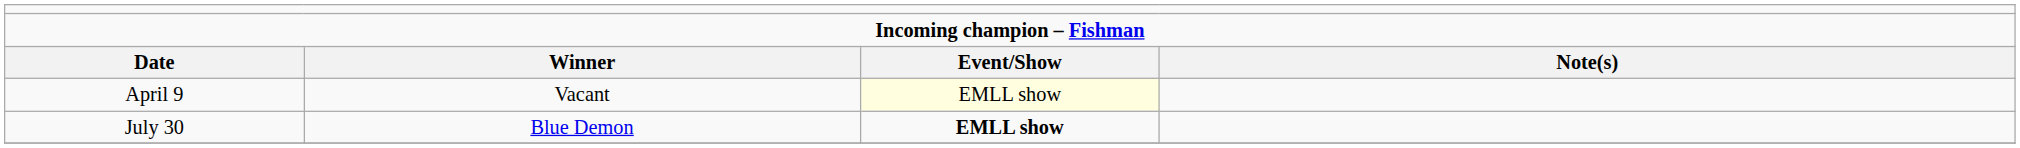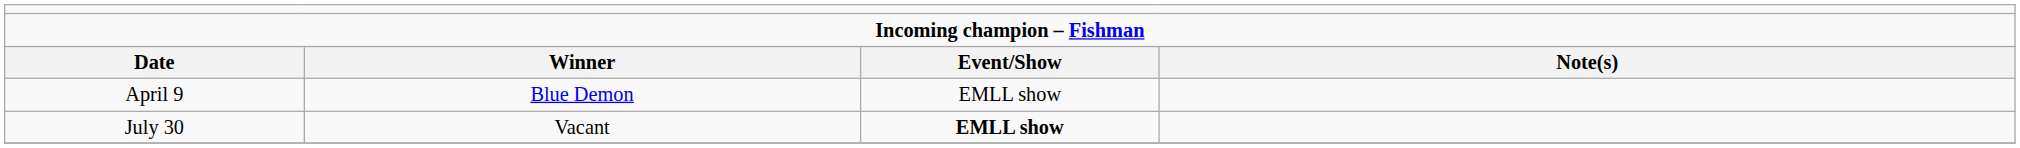(582, 94) Vacant -> (582, 94) Blue Demon
(1010, 94) lightyellow background -> (1010, 94) no background
(582, 126) Blue Demon -> (582, 126) Vacant
